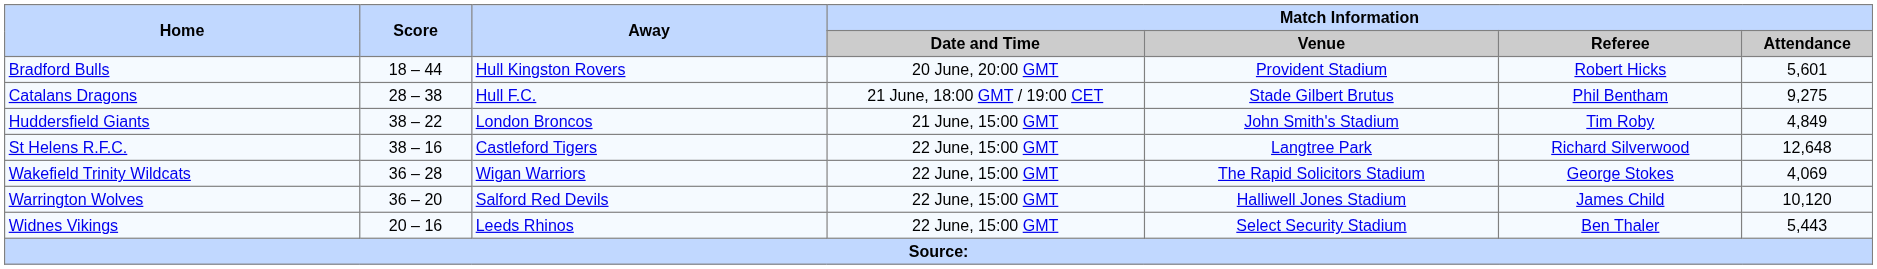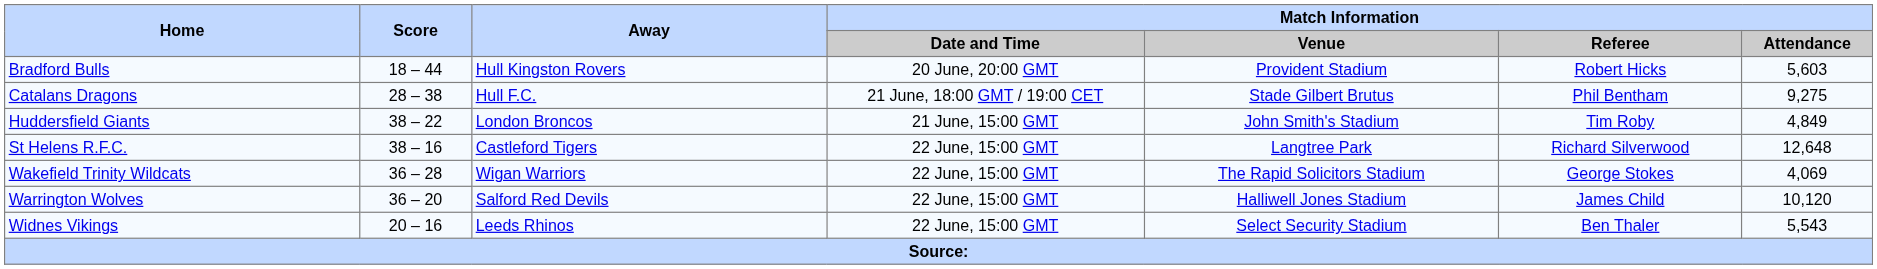(1807, 69) 5,601 -> (1807, 69) 5,603
(1807, 225) 5,443 -> (1807, 225) 5,543
